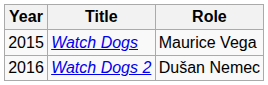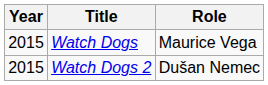(26, 67) 2016 -> (26, 67) 2015
